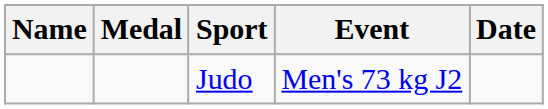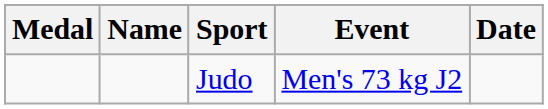columns swapped: (141, 29) <-> (49, 29)
